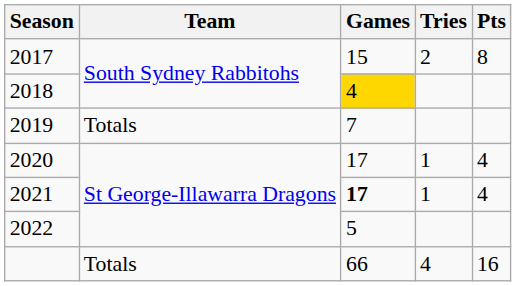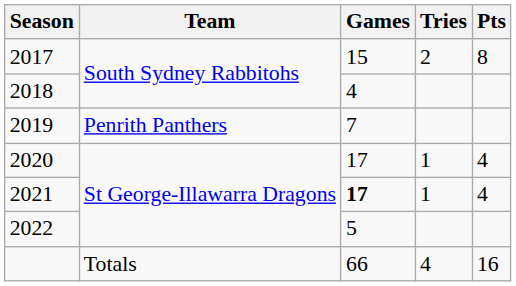(351, 90) gold background -> (351, 90) no background
(110, 125) Totals -> (155, 125) Penrith Panthers
